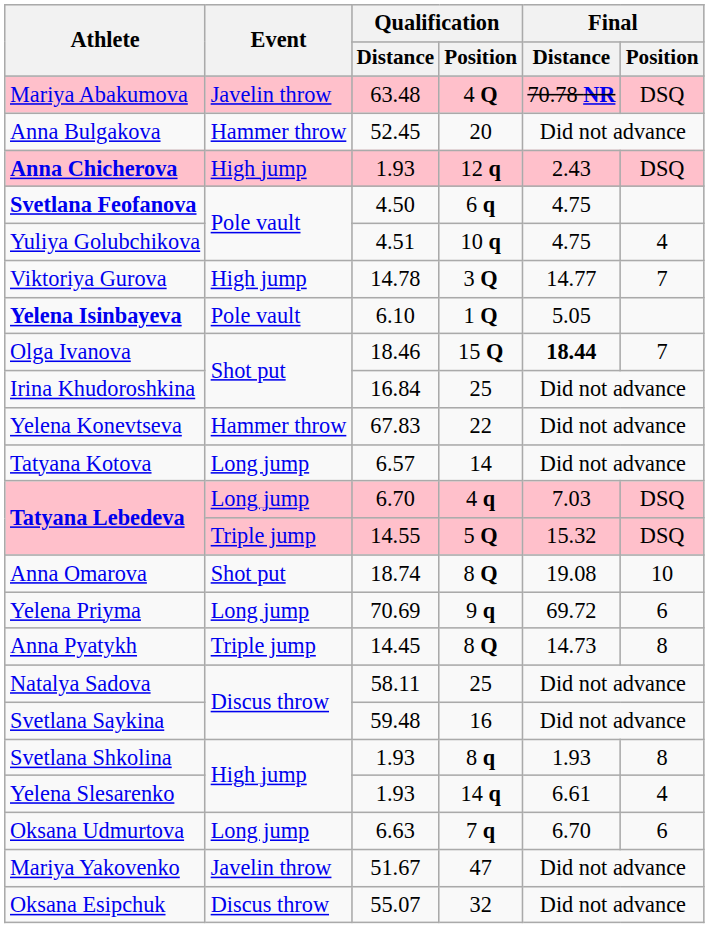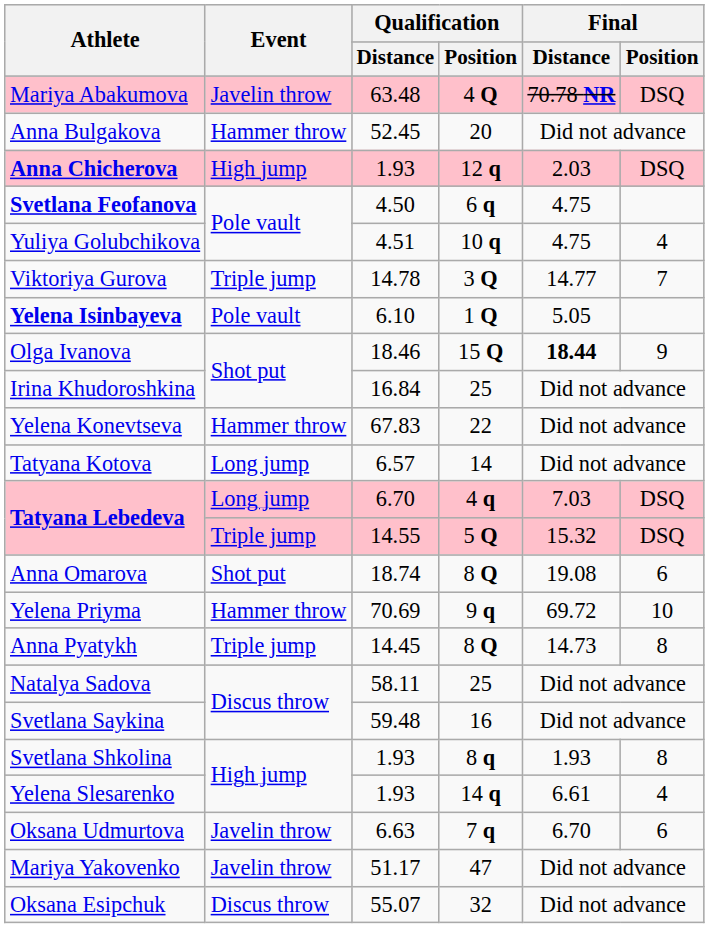(571, 168) 2.43 -> (571, 168) 2.03
(259, 278) High jump -> (263, 278) Triple jump
(662, 352) 7 -> (662, 352) 9
(662, 573) 10 -> (662, 573) 6
(260, 610) Long jump -> (278, 610) Hammer throw
(662, 610) 6 -> (662, 610) 10
(260, 831) Long jump -> (271, 831) Javelin throw
(395, 867) 51.67 -> (395, 867) 51.17
